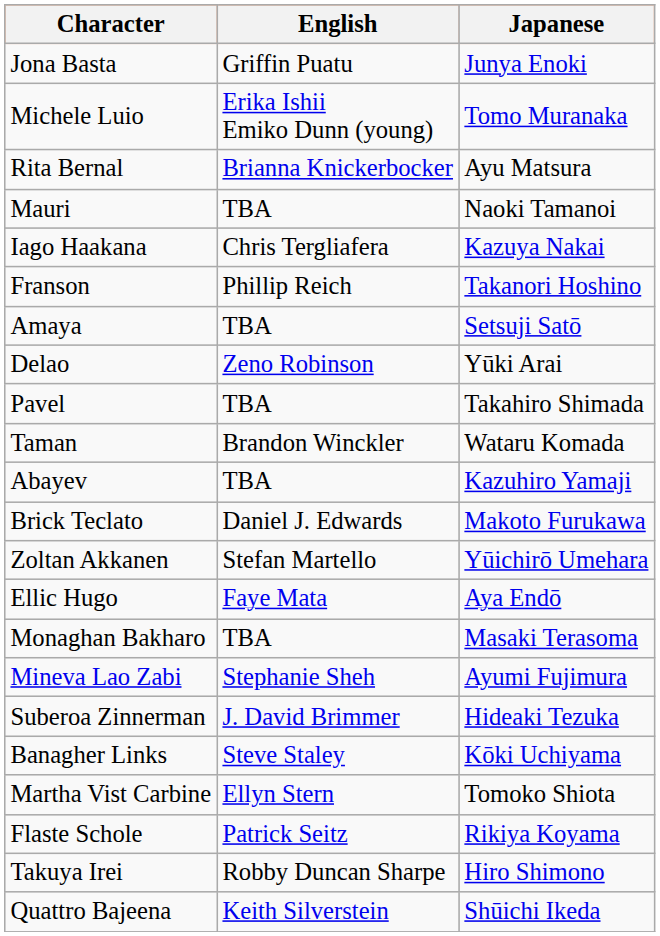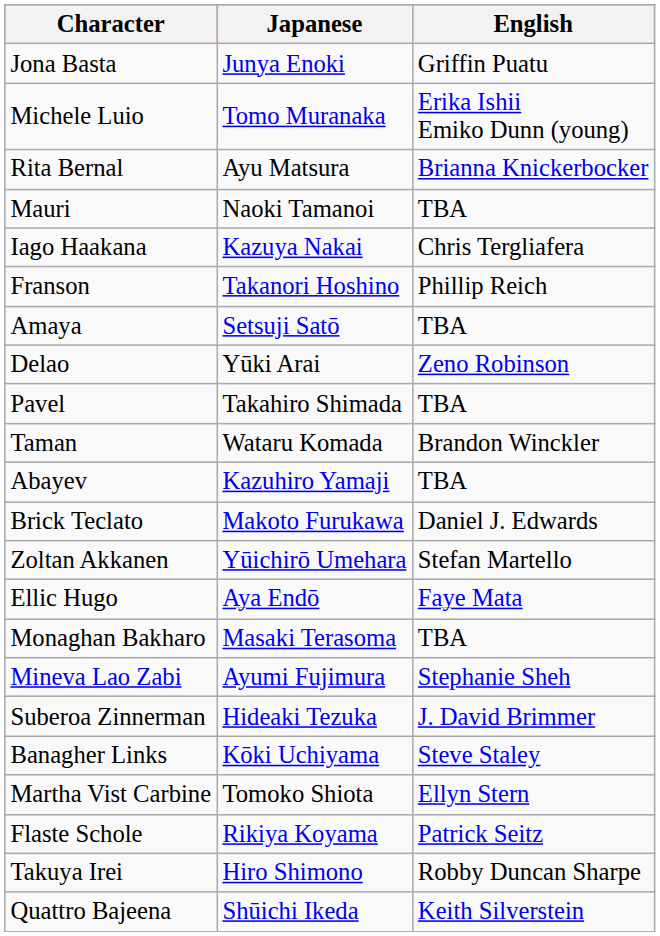columns swapped: (556, 24) <-> (338, 24)
